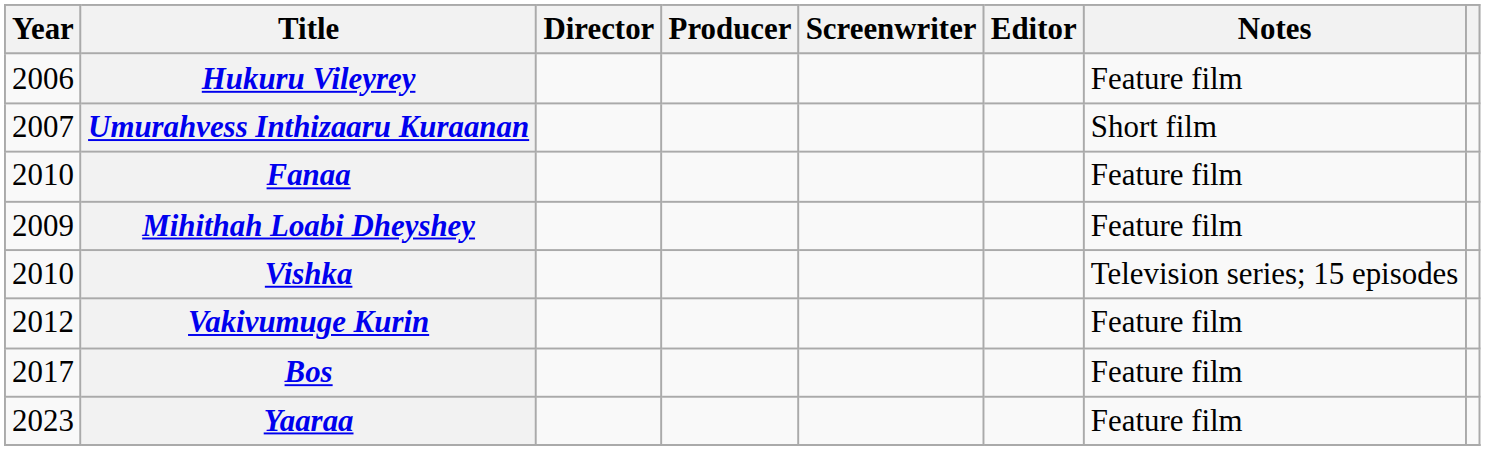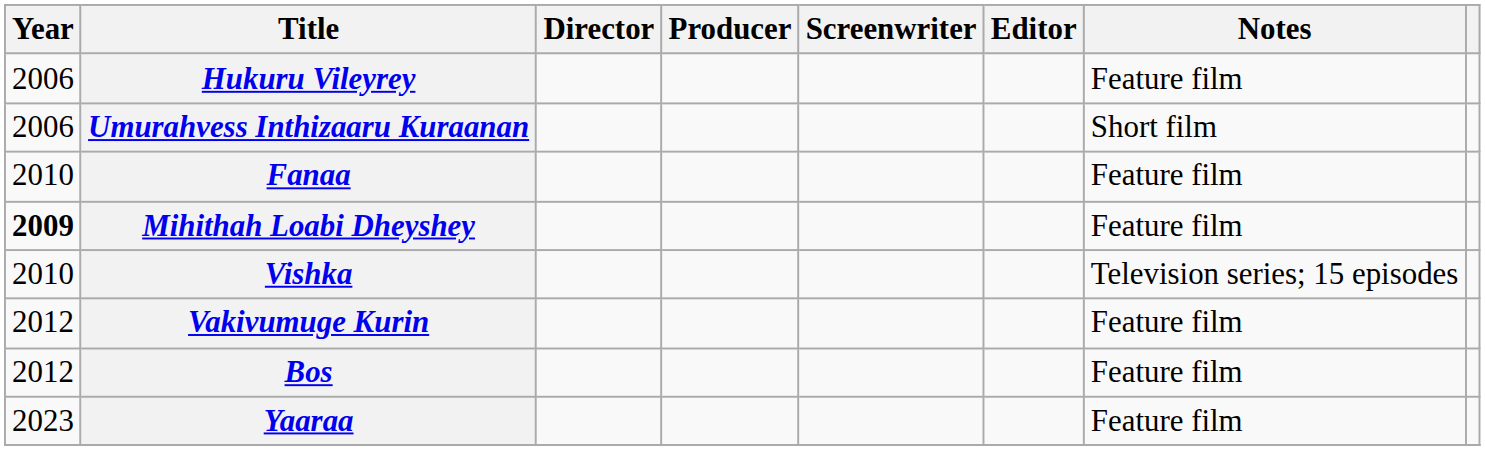(43, 126) 2007 -> (43, 126) 2006
(43, 224) normal -> (43, 224) bold
(43, 371) 2017 -> (43, 371) 2012
